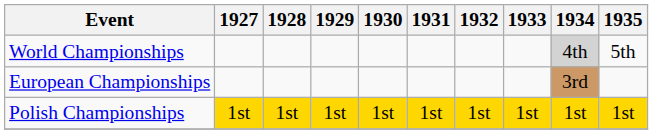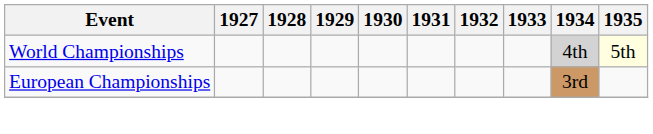(623, 50) no background -> (623, 50) lightyellow background
- row: (97, 112)
